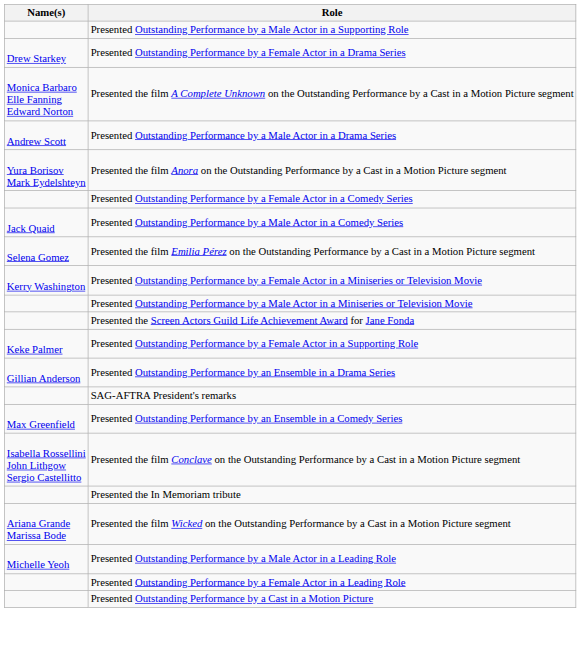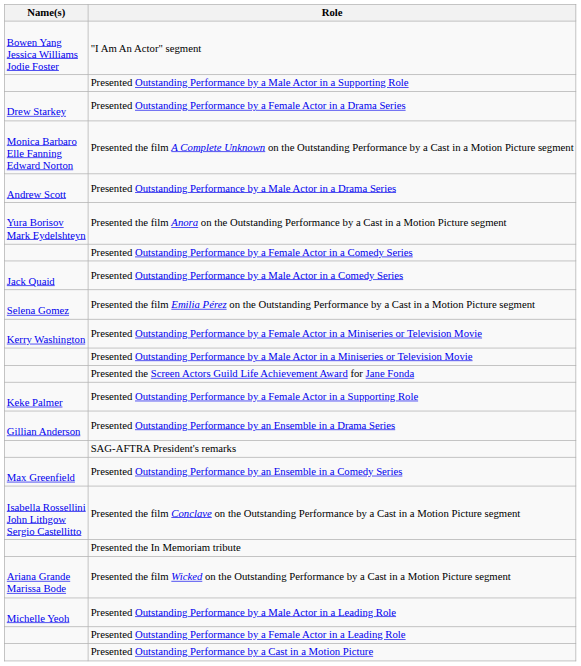+ row: (146, 48)
